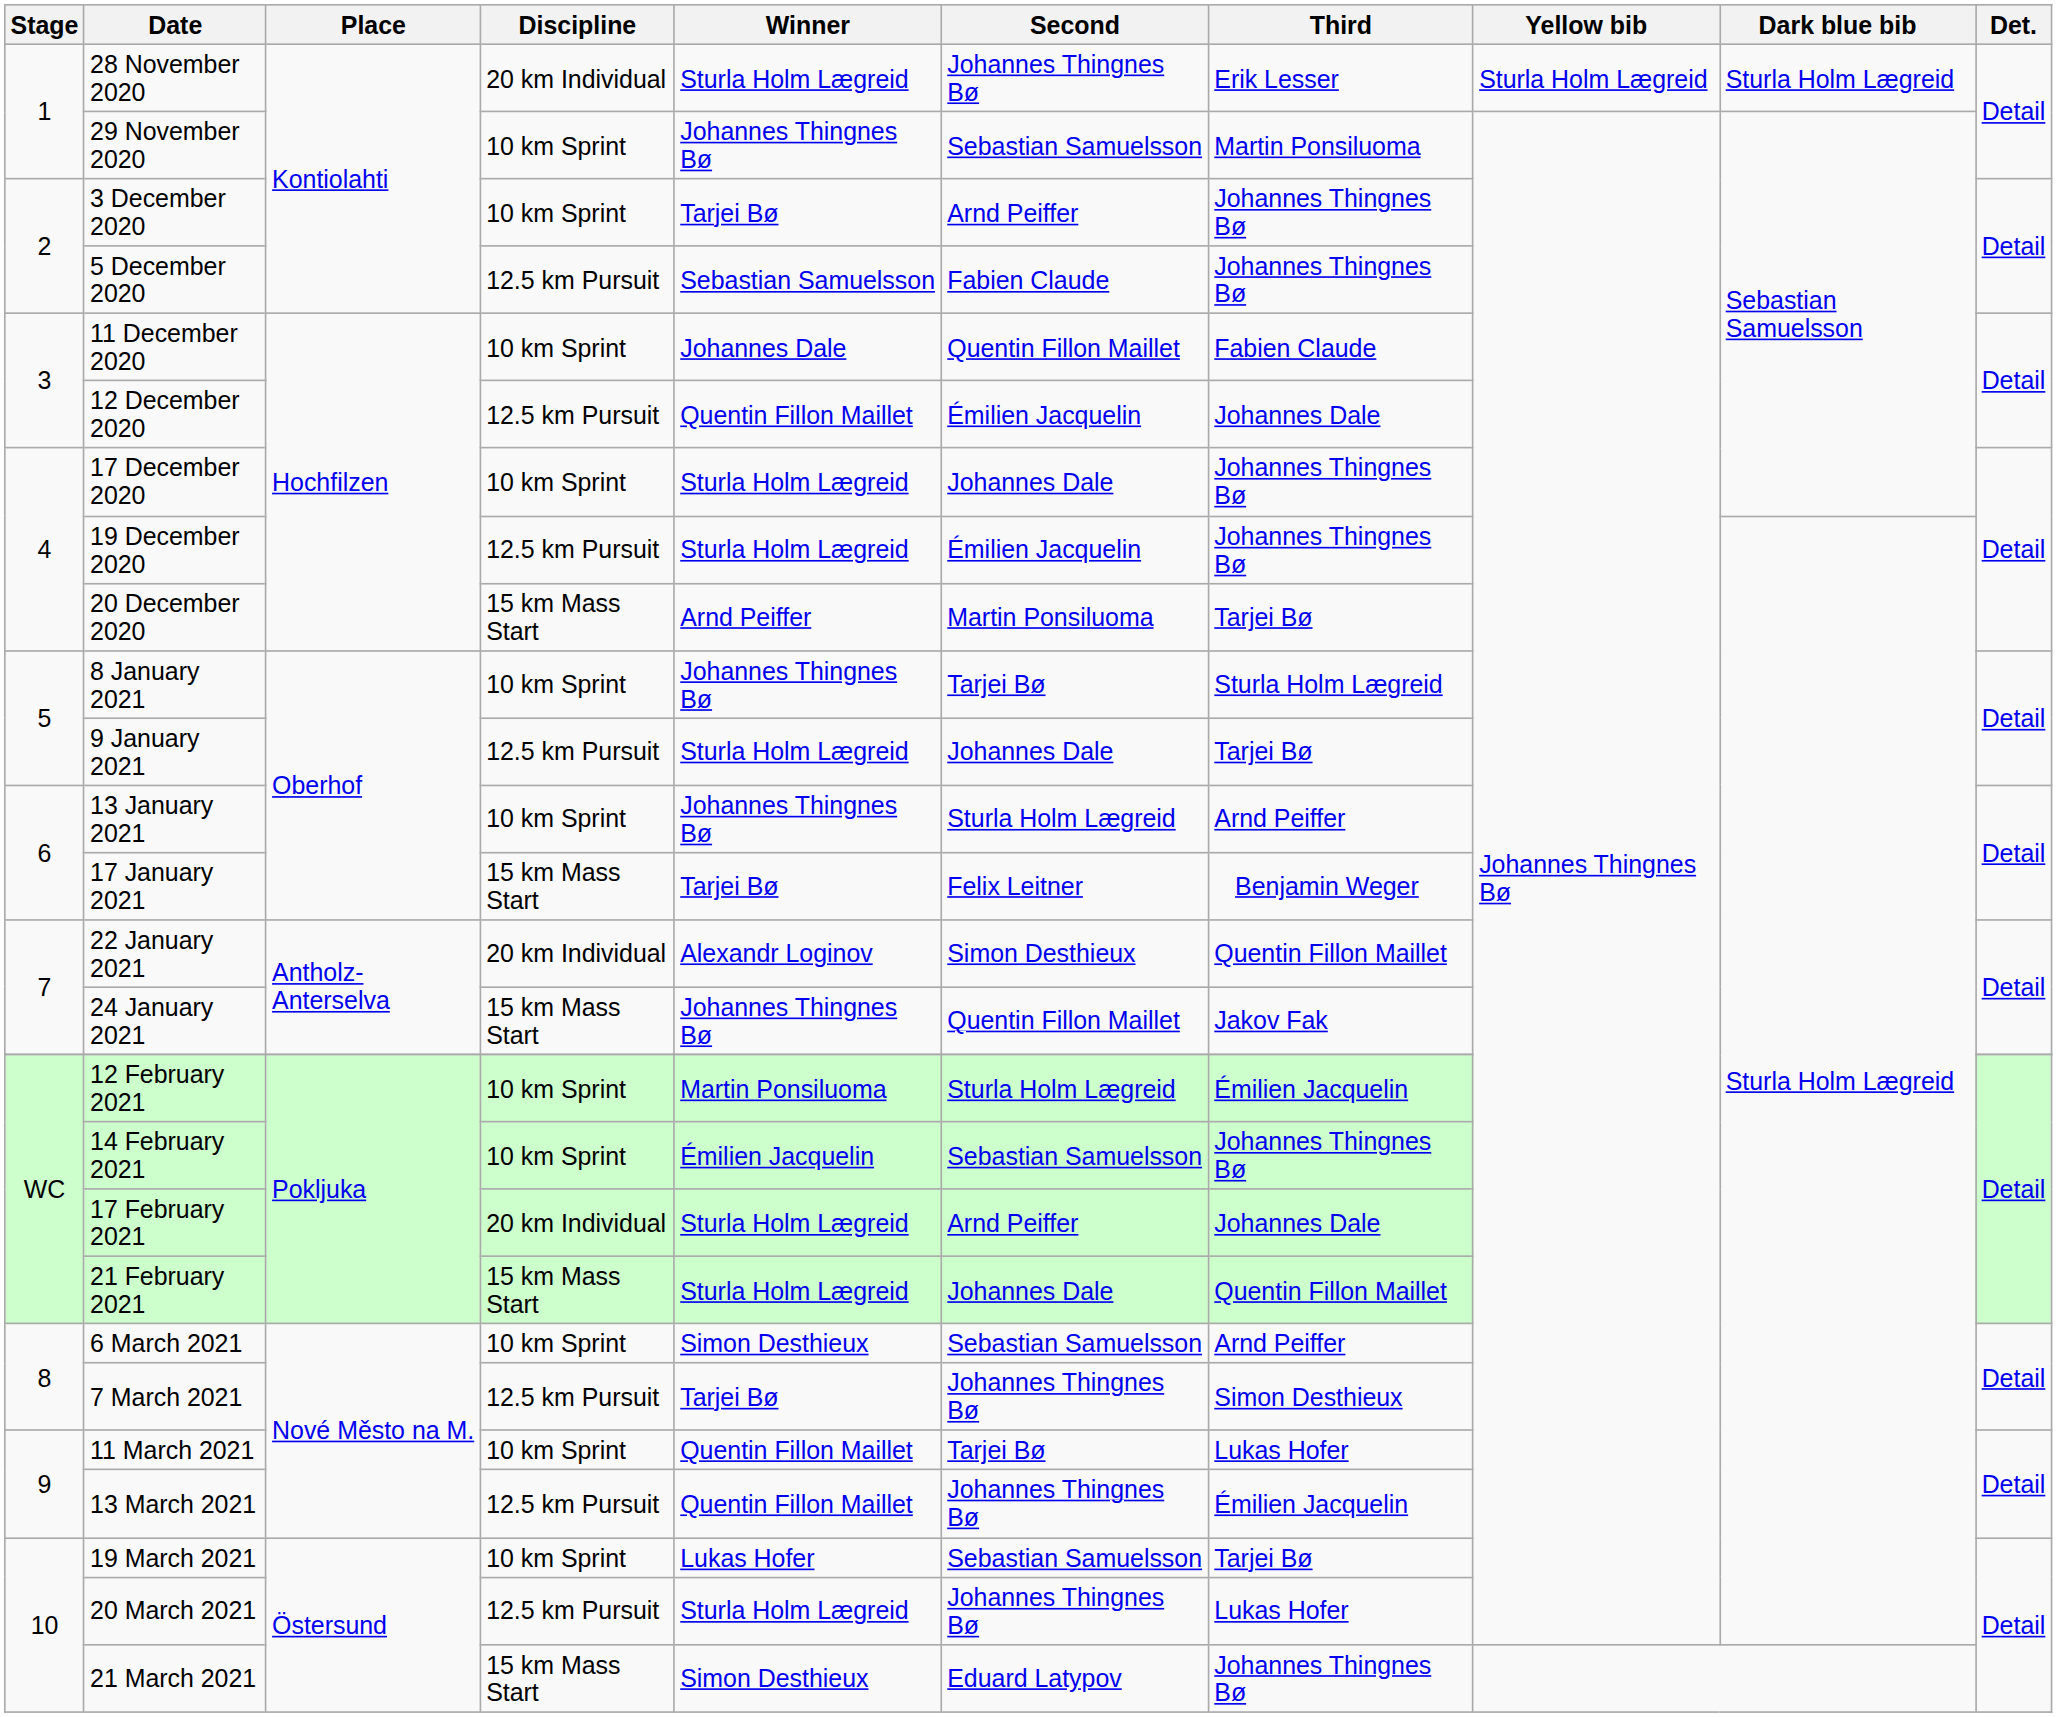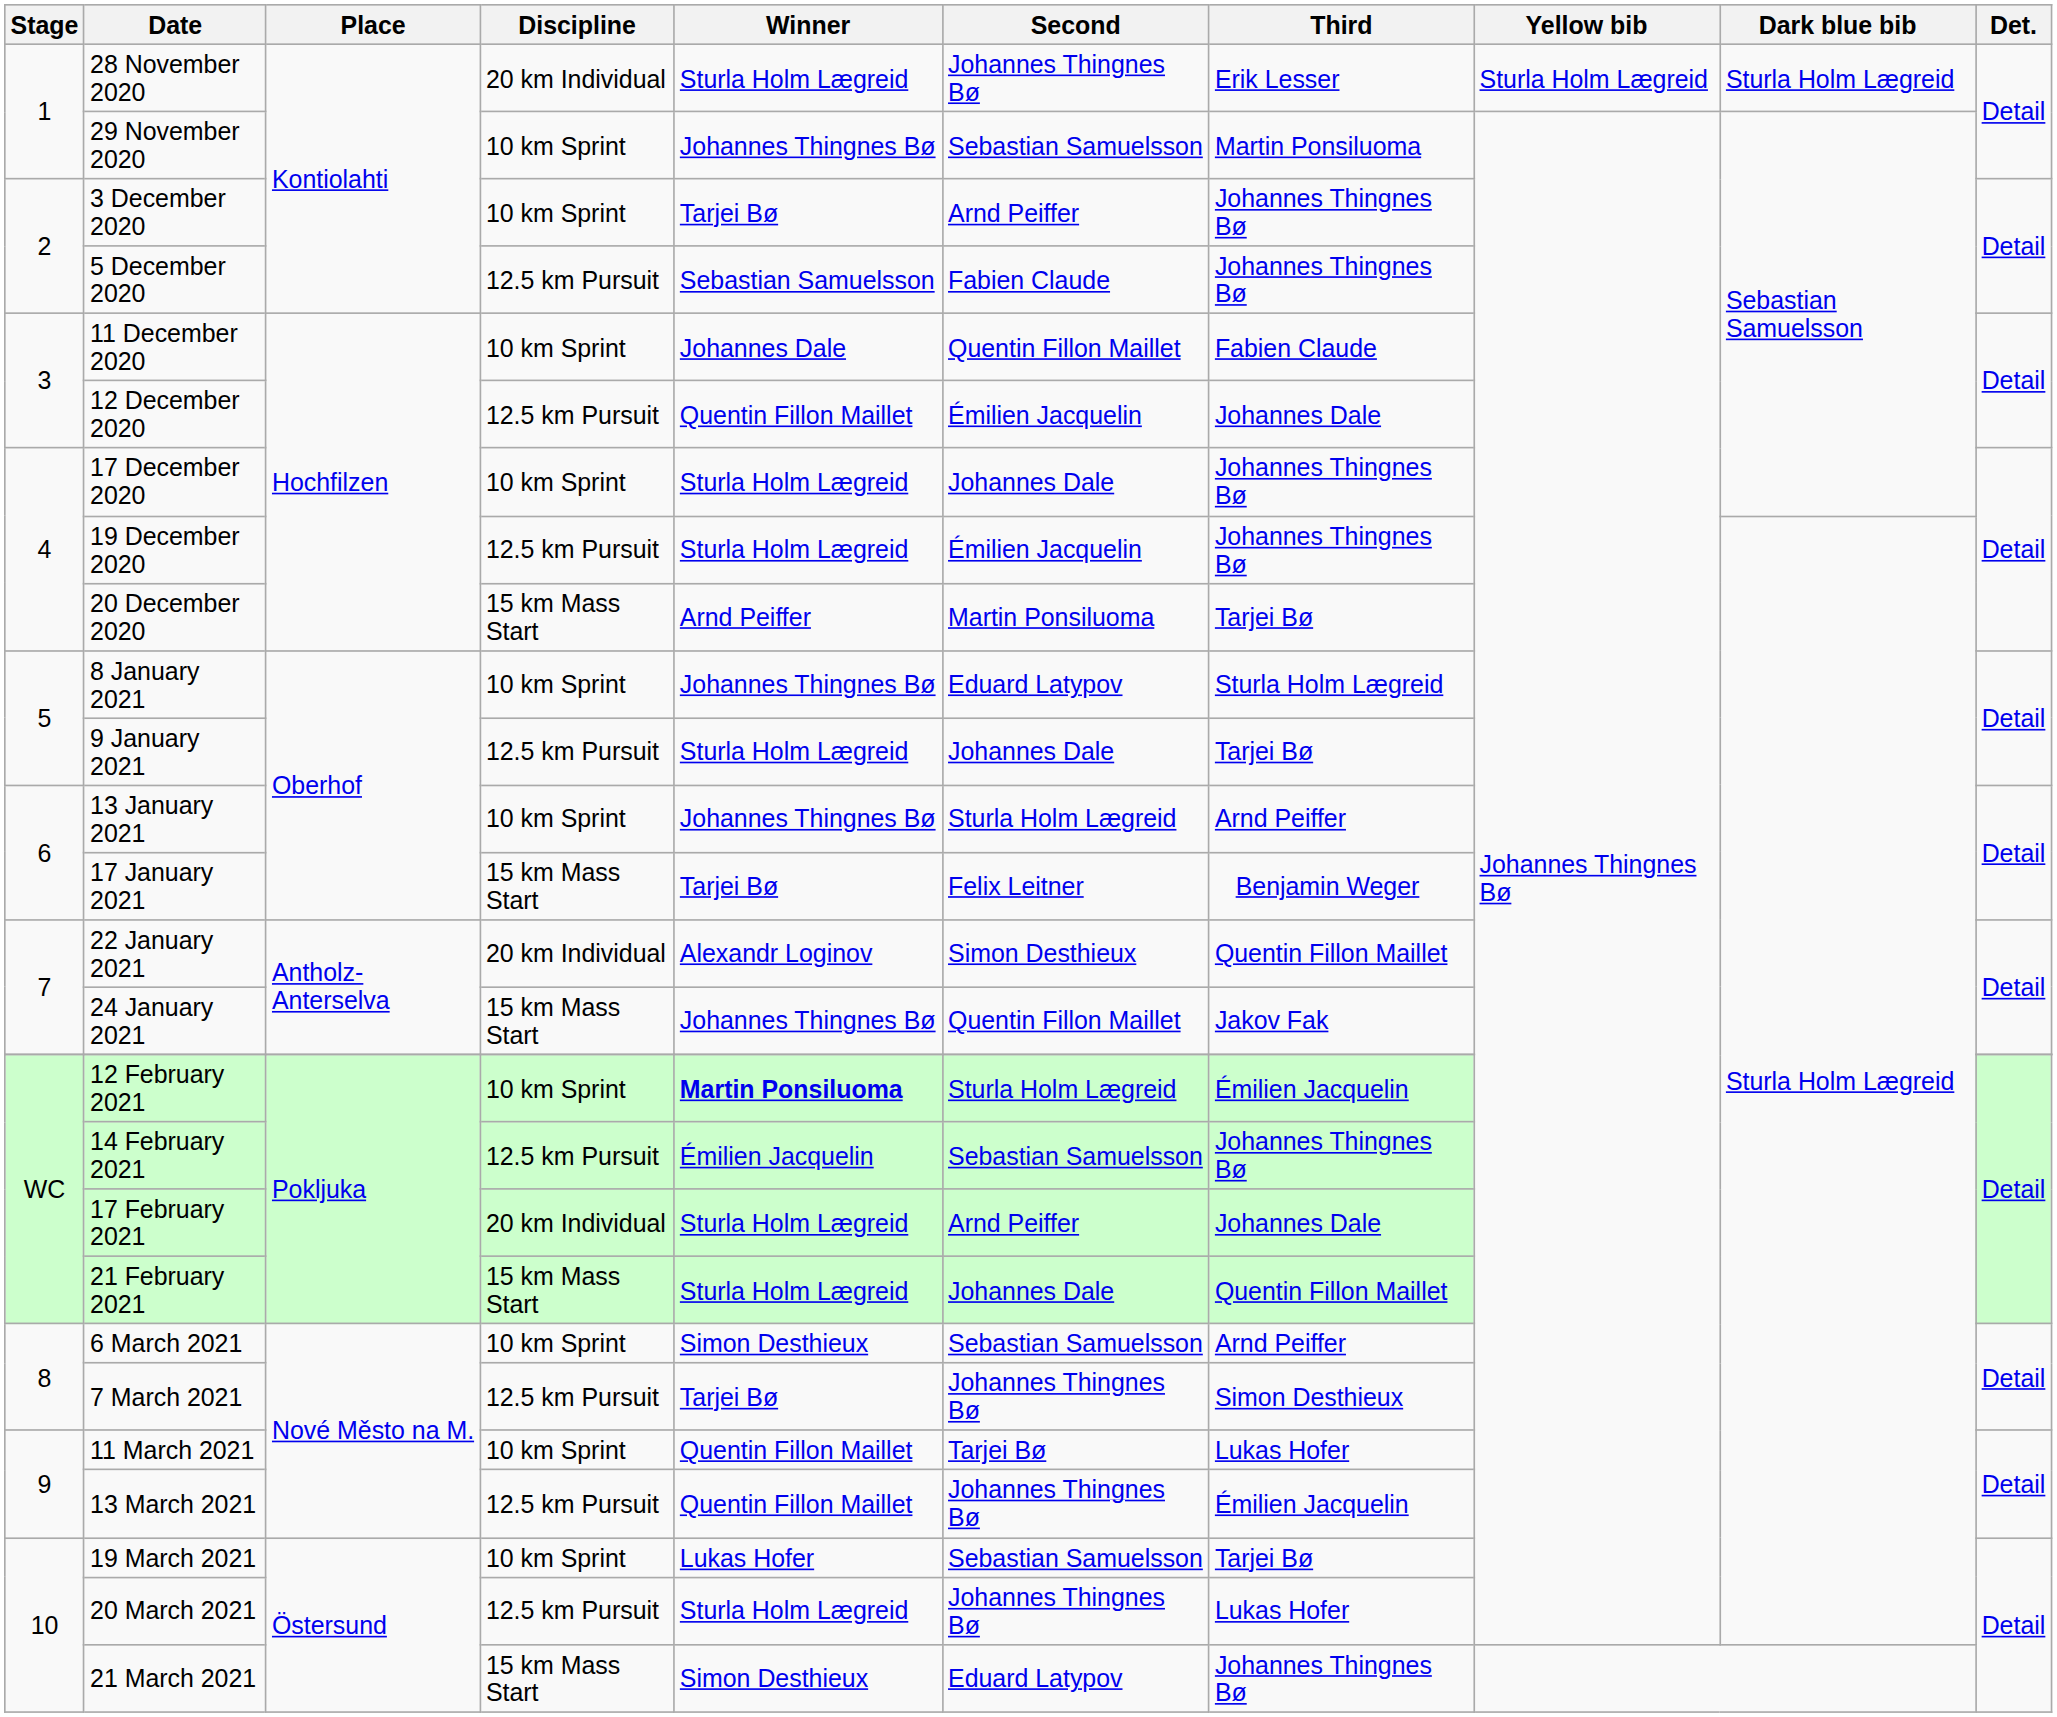(996, 684) Tarjei Bø -> (1035, 684) Eduard Latypov
(783, 1088) normal -> (791, 1088) bold
(556, 1156) 10 km Sprint -> (572, 1156) 12.5 km Pursuit
